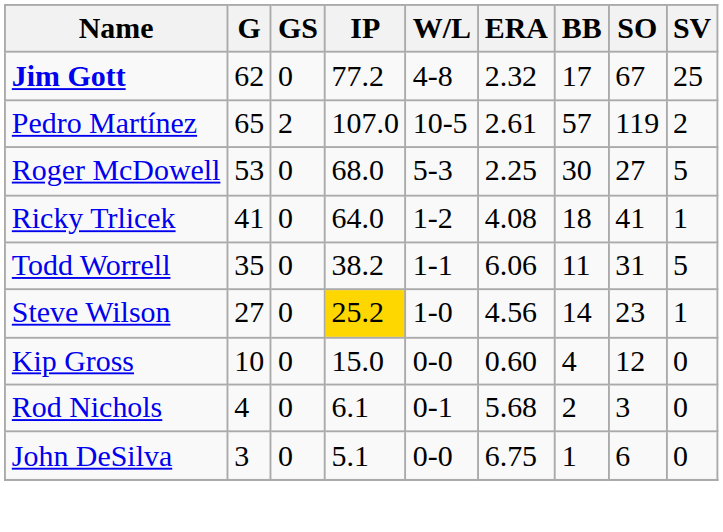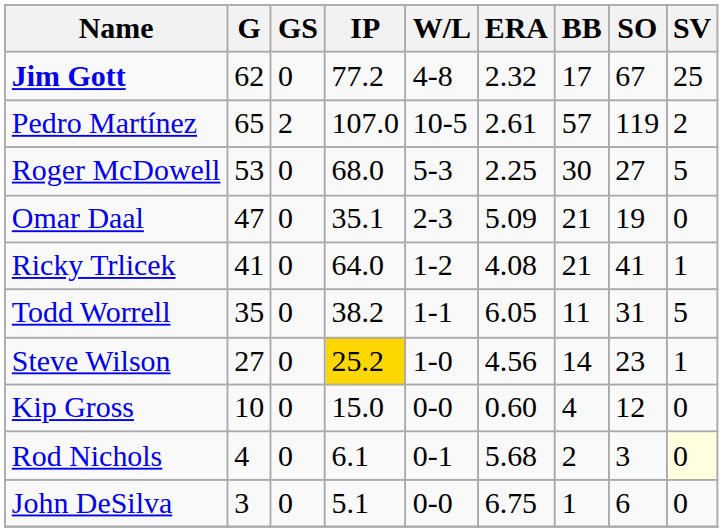+ row: (78, 218)
(577, 218) 18 -> (577, 265) 21
(511, 265) 6.06 -> (511, 312) 6.05
(680, 407) no background -> (680, 455) lightyellow background
